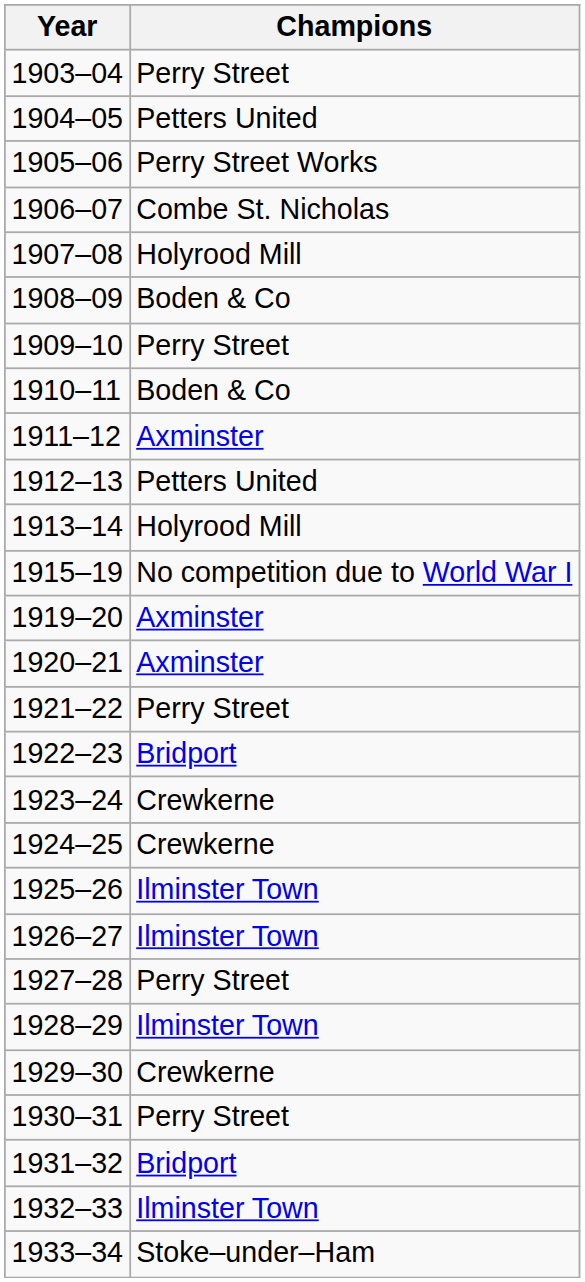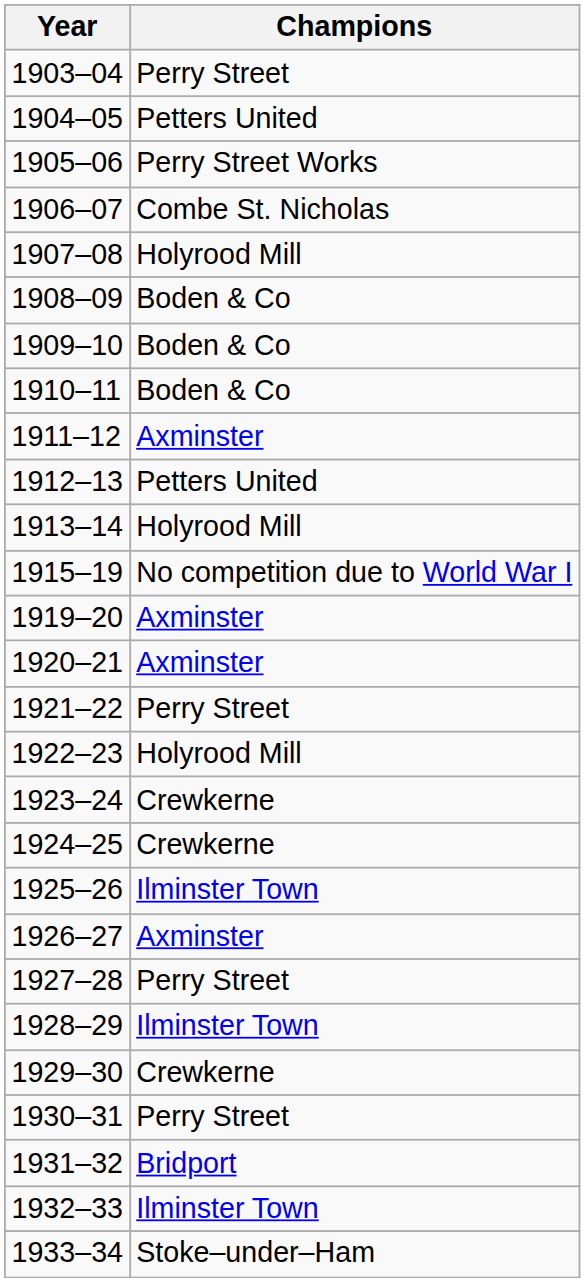(213, 345) Perry Street -> (213, 345) Boden & Co
(186, 753) Bridport -> (219, 753) Holyrood Mill
(227, 935) Ilminster Town -> (200, 935) Axminster
